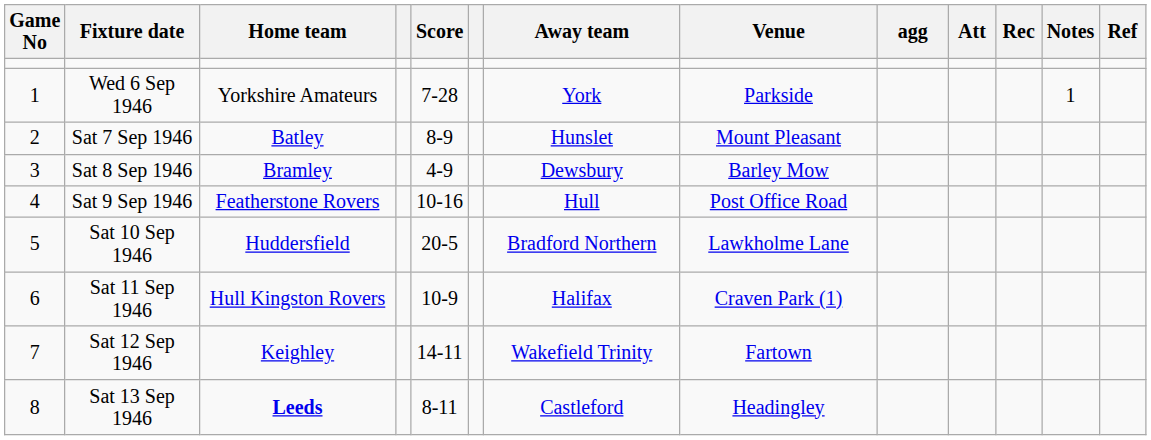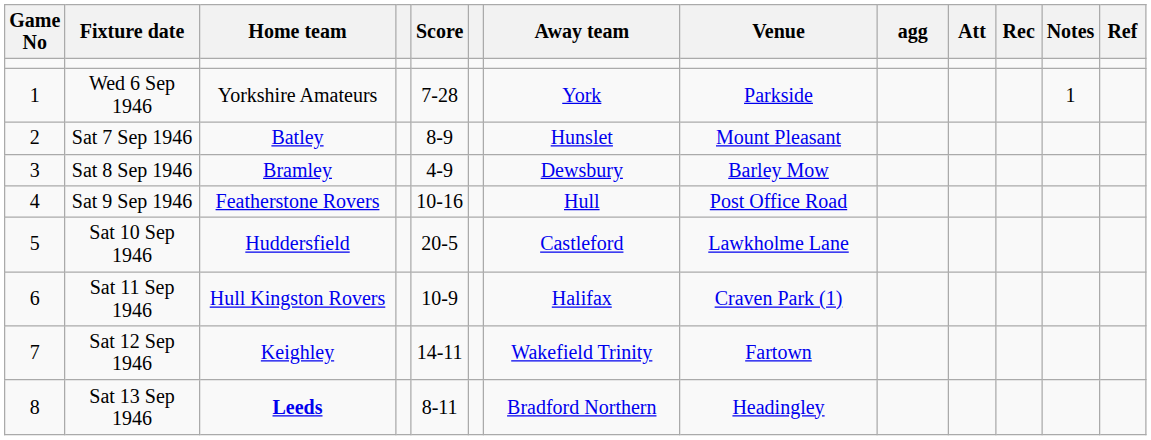(582, 244) Bradford Northern -> (582, 244) Castleford
(582, 407) Castleford -> (582, 407) Bradford Northern
